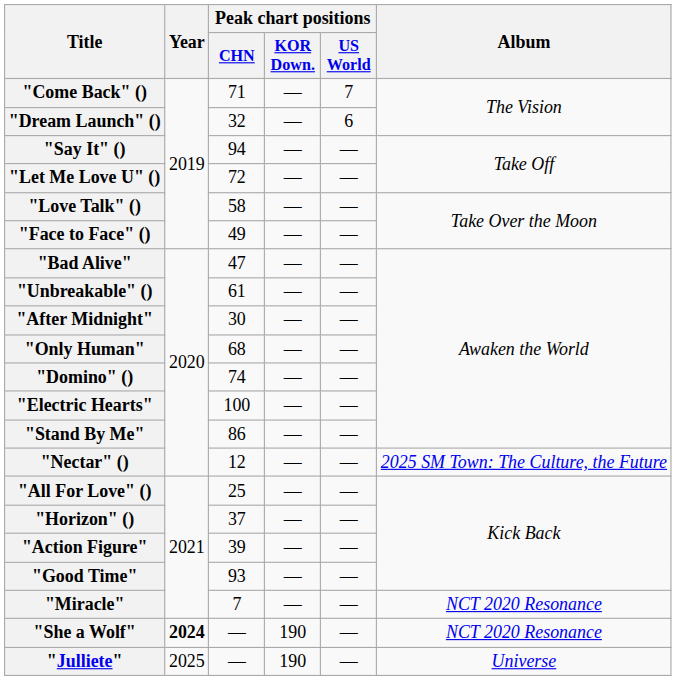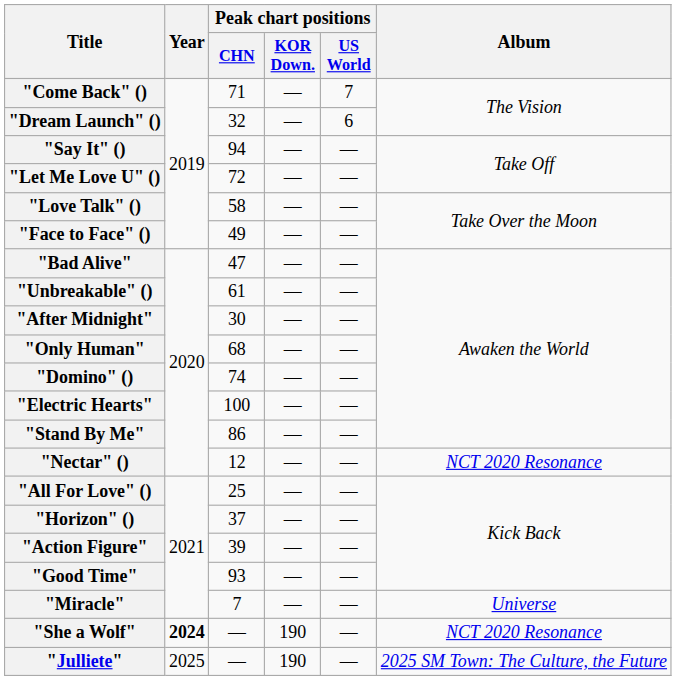(524, 462) 2025 SM Town: The Culture, the Future -> (524, 462) NCT 2020 Resonance
(524, 604) NCT 2020 Resonance -> (524, 604) Universe
(524, 661) Universe -> (524, 661) 2025 SM Town: The Culture, the Future
